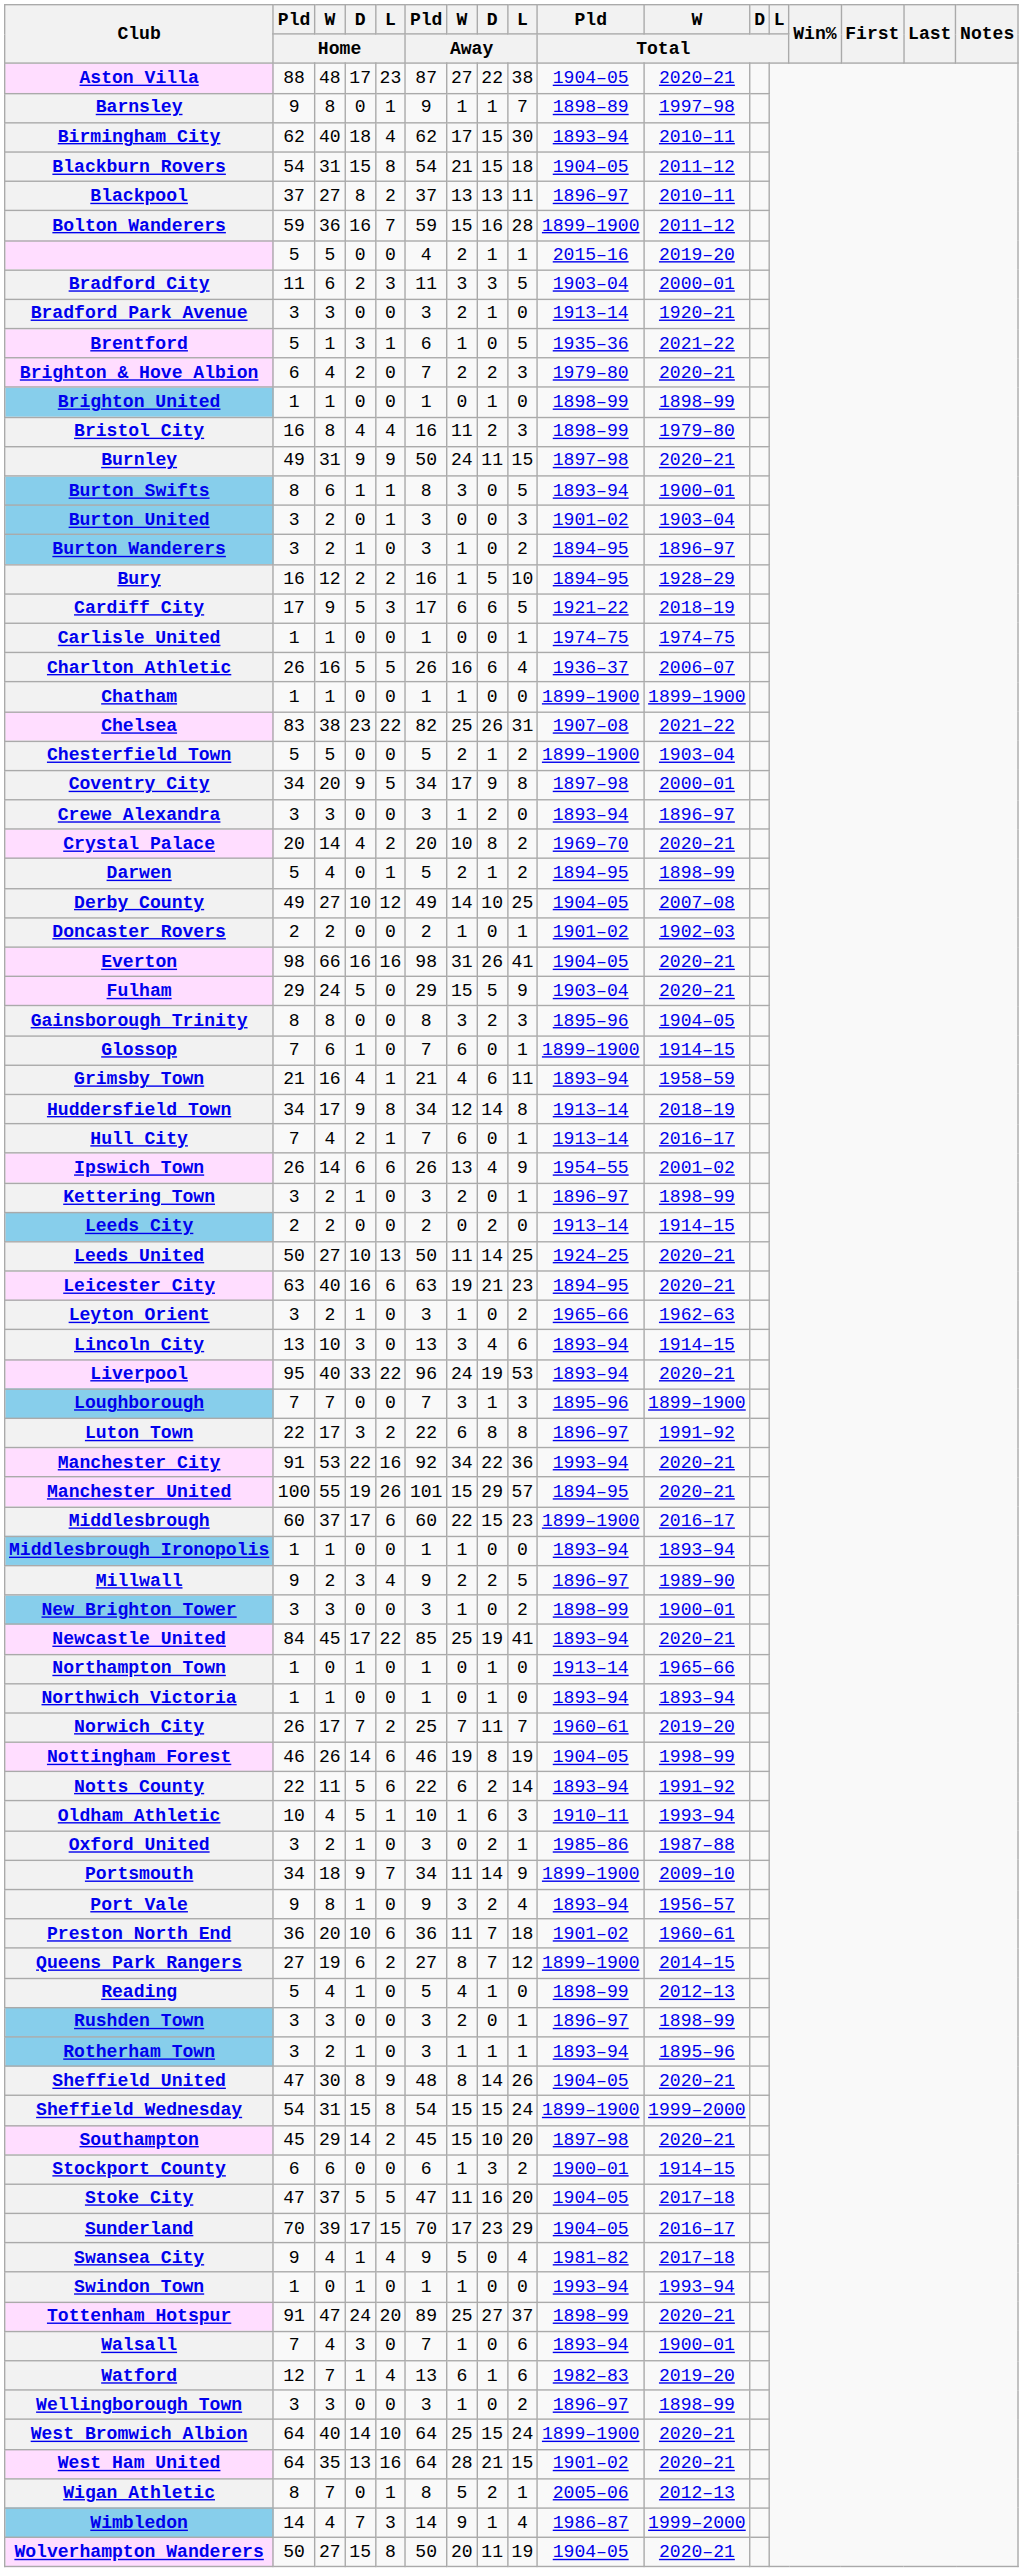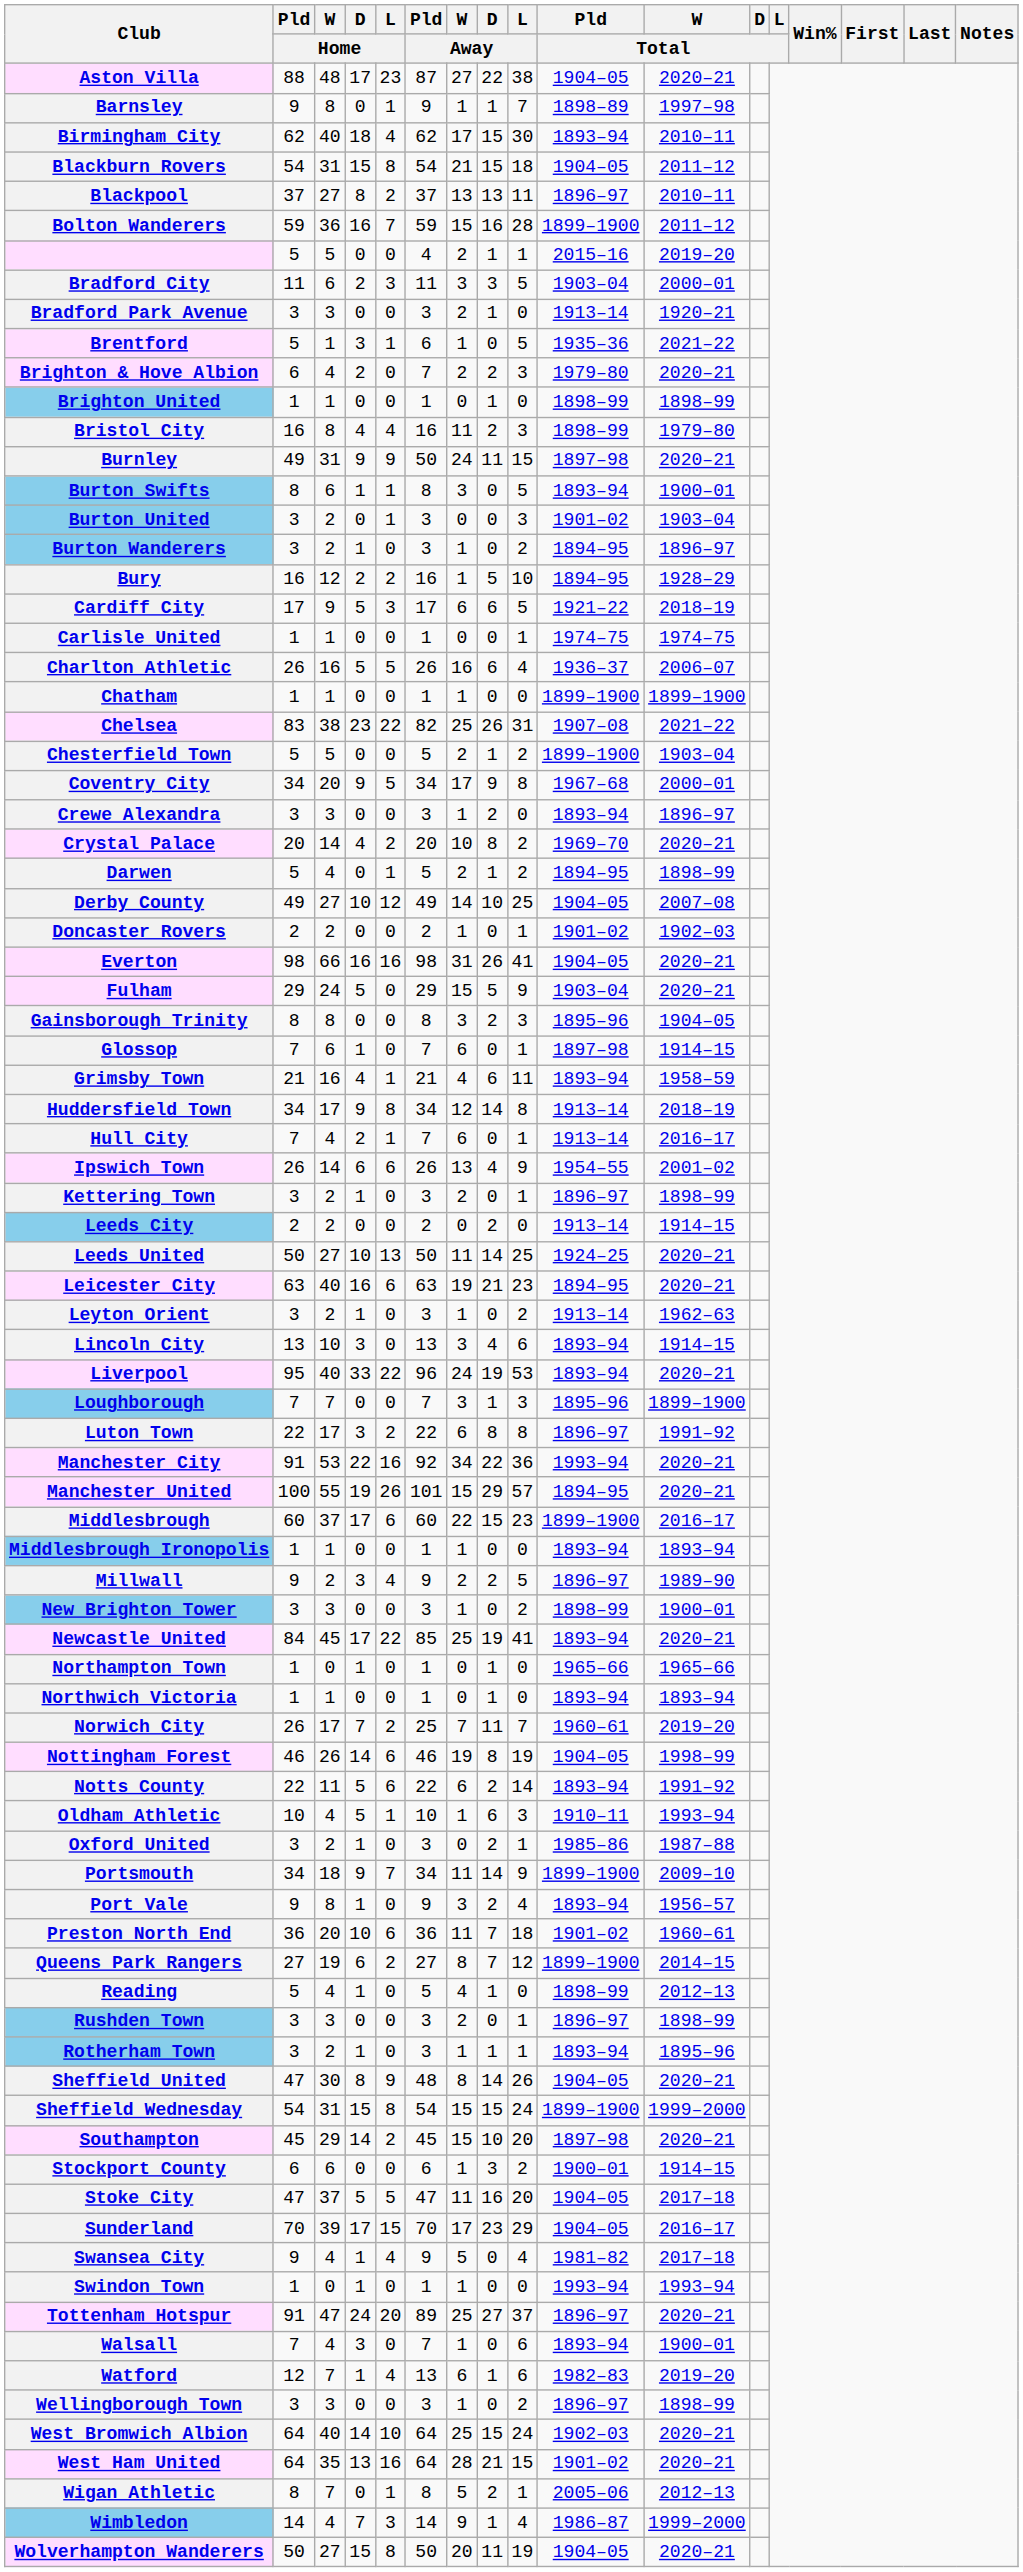(591, 785) 1897–98 -> (591, 785) 1967–68
(591, 1050) 1899–1900 -> (591, 1050) 1897–98
(591, 1315) 1965–66 -> (591, 1315) 1913–14
(591, 1669) 1913–14 -> (591, 1669) 1965–66
(591, 2317) 1898–99 -> (591, 2317) 1896–97
(591, 2434) 1899–1900 -> (591, 2434) 1902–03
